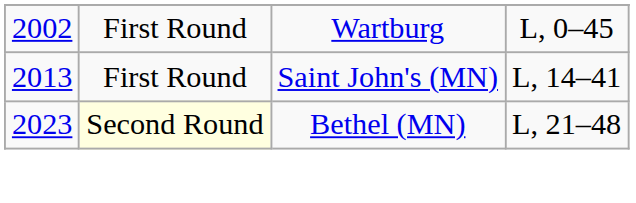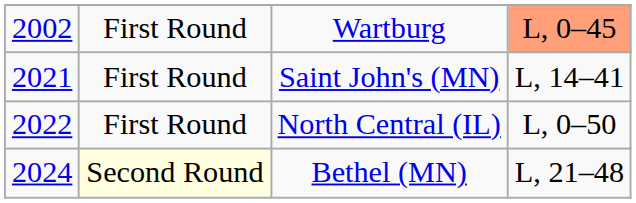(567, 28) no background -> (569, 28) lightsalmon background
(42, 76) 2013 -> (42, 76) 2021
+ row: (389, 124)
(42, 124) 2023 -> (42, 172) 2024
